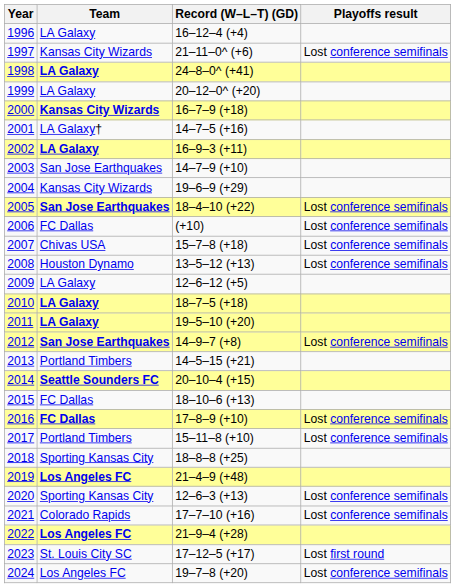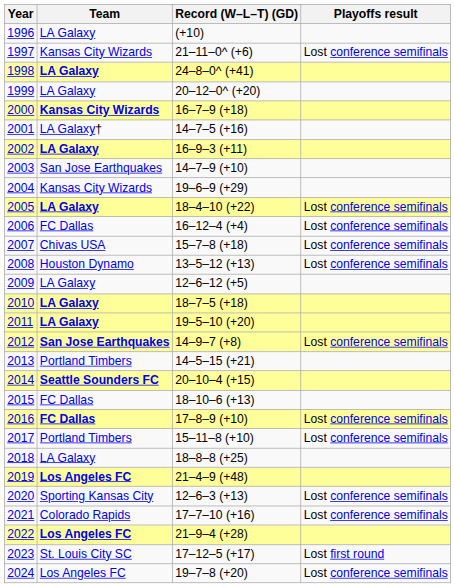(212, 33) 16–12–4 (+4) -> (190, 33) (+10)
(105, 206) San Jose Earthquakes -> (69, 206) LA Galaxy
(190, 226) (+10) -> (212, 226) 16–12–4 (+4)
(97, 457) Sporting Kansas City -> (68, 457) LA Galaxy
